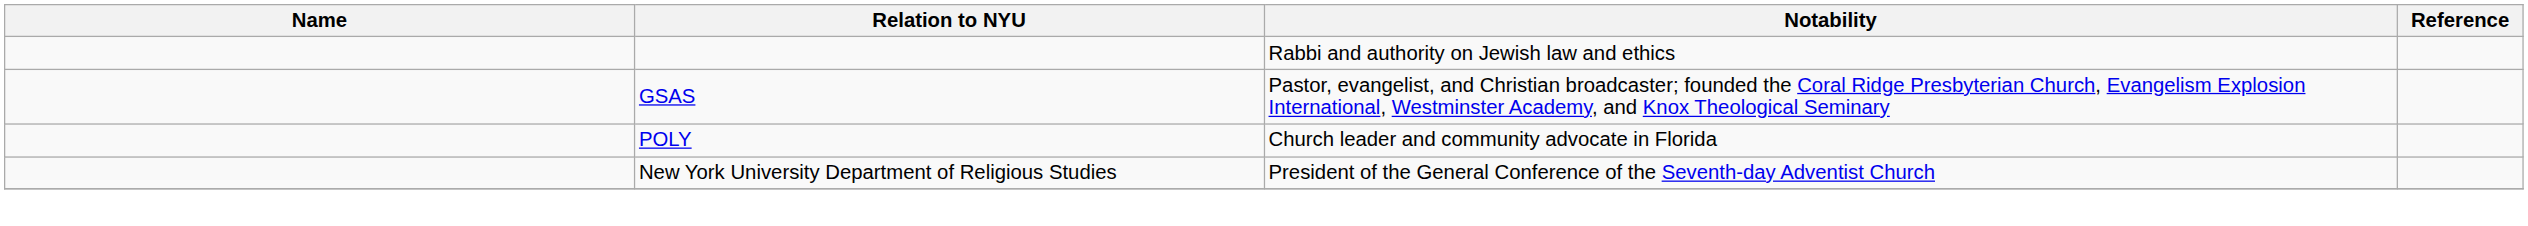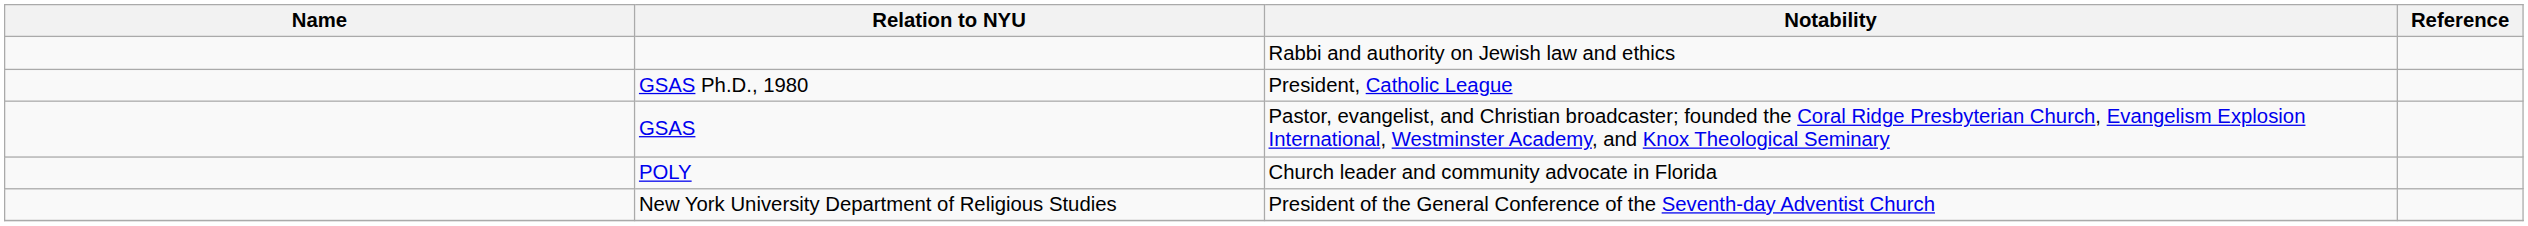+ row: (724, 85)
